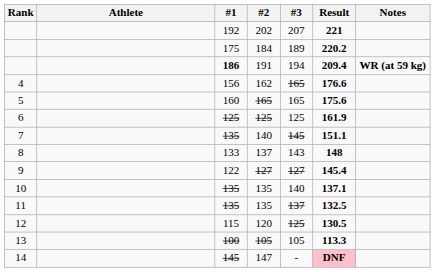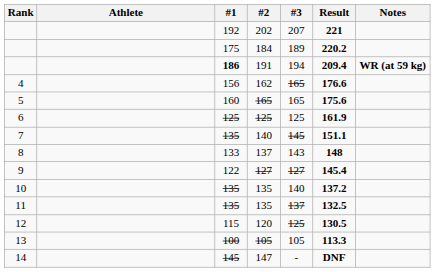(334, 188) 137.1 -> (334, 188) 137.2
(334, 258) pink background -> (334, 258) no background
